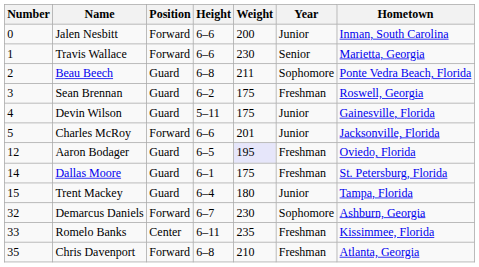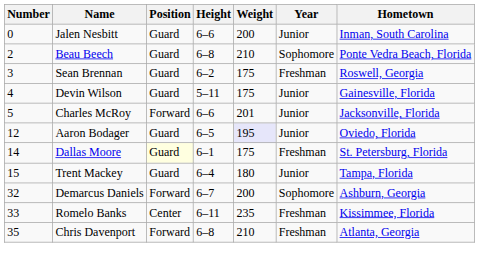(170, 34) Forward -> (164, 34) Guard
- row: (91, 54)
(245, 73) 211 -> (245, 54) 210
(302, 153) Freshman -> (294, 133) Junior
(164, 172) no background -> (164, 153) lightyellow background
(245, 212) 230 -> (245, 192) 200
